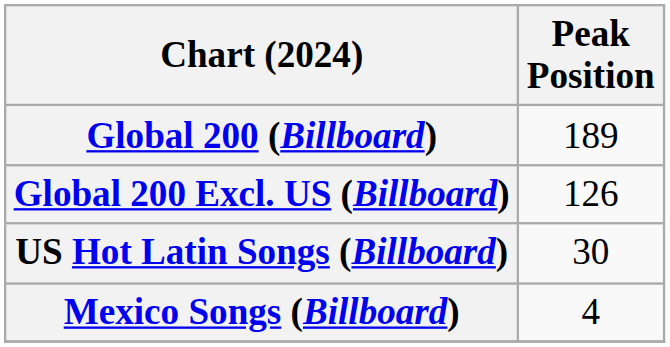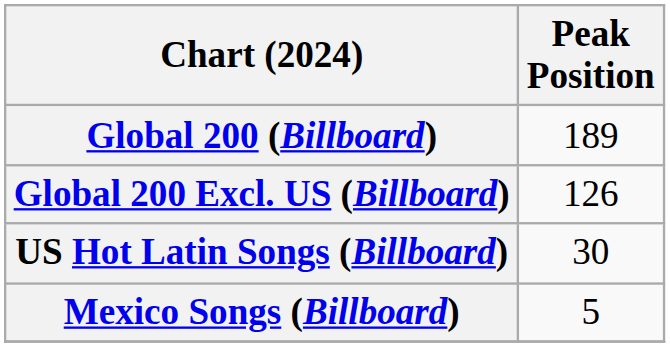(591, 311) 4 -> (591, 311) 5
